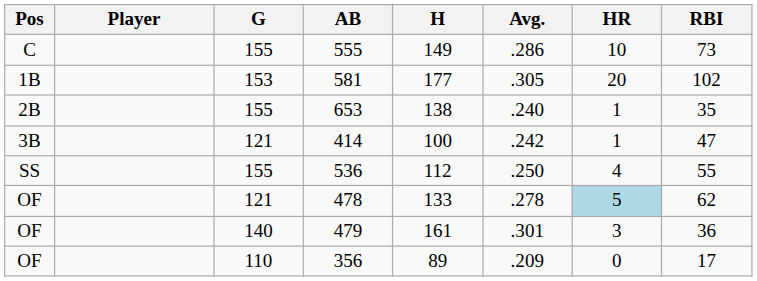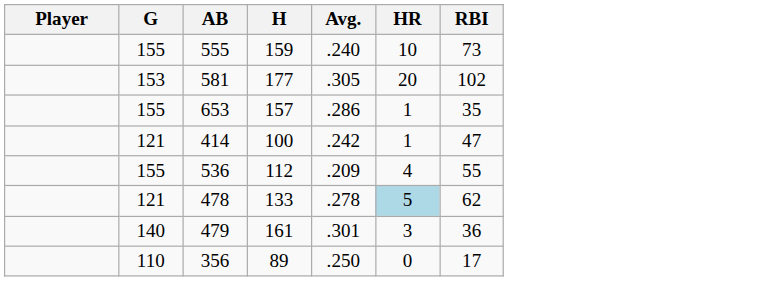- column: (29, 19)
(438, 49) 149 -> (279, 49) 159
(527, 49) .286 -> (343, 49) .240
(438, 110) 138 -> (279, 110) 157
(527, 110) .240 -> (343, 110) .286
(527, 170) .250 -> (343, 170) .209
(527, 261) .209 -> (343, 261) .250
